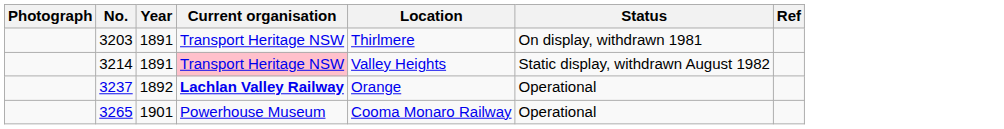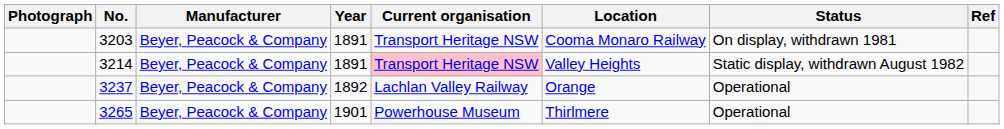+ column: (233, 16)
(383, 40) Thirlmere -> (626, 40) Cooma Monaro Railway
(262, 87) bold -> (451, 87) normal
(431, 111) Cooma Monaro Railway -> (577, 111) Thirlmere
